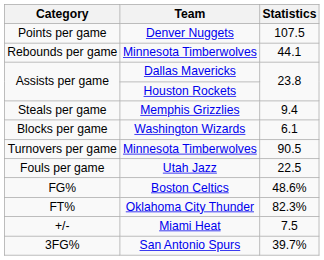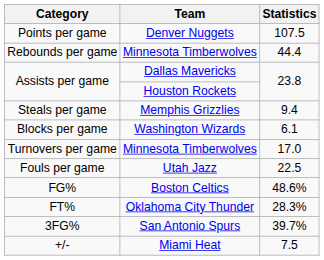(289, 52) 44.1 -> (289, 52) 44.4
(289, 149) 90.5 -> (289, 149) 17.0
(289, 206) 82.3% -> (289, 206) 28.3%
rows swapped: (62, 245) <-> (62, 226)
